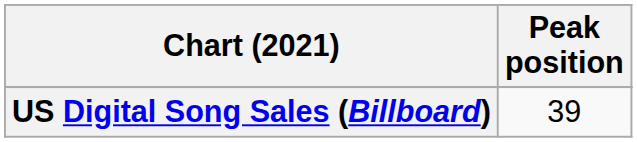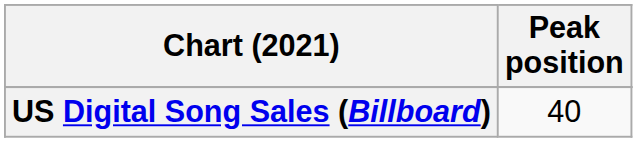(564, 111) 39 -> (564, 111) 40
